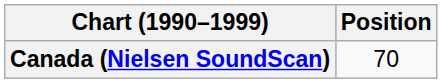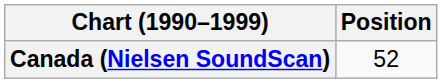(386, 59) 70 -> (386, 59) 52
